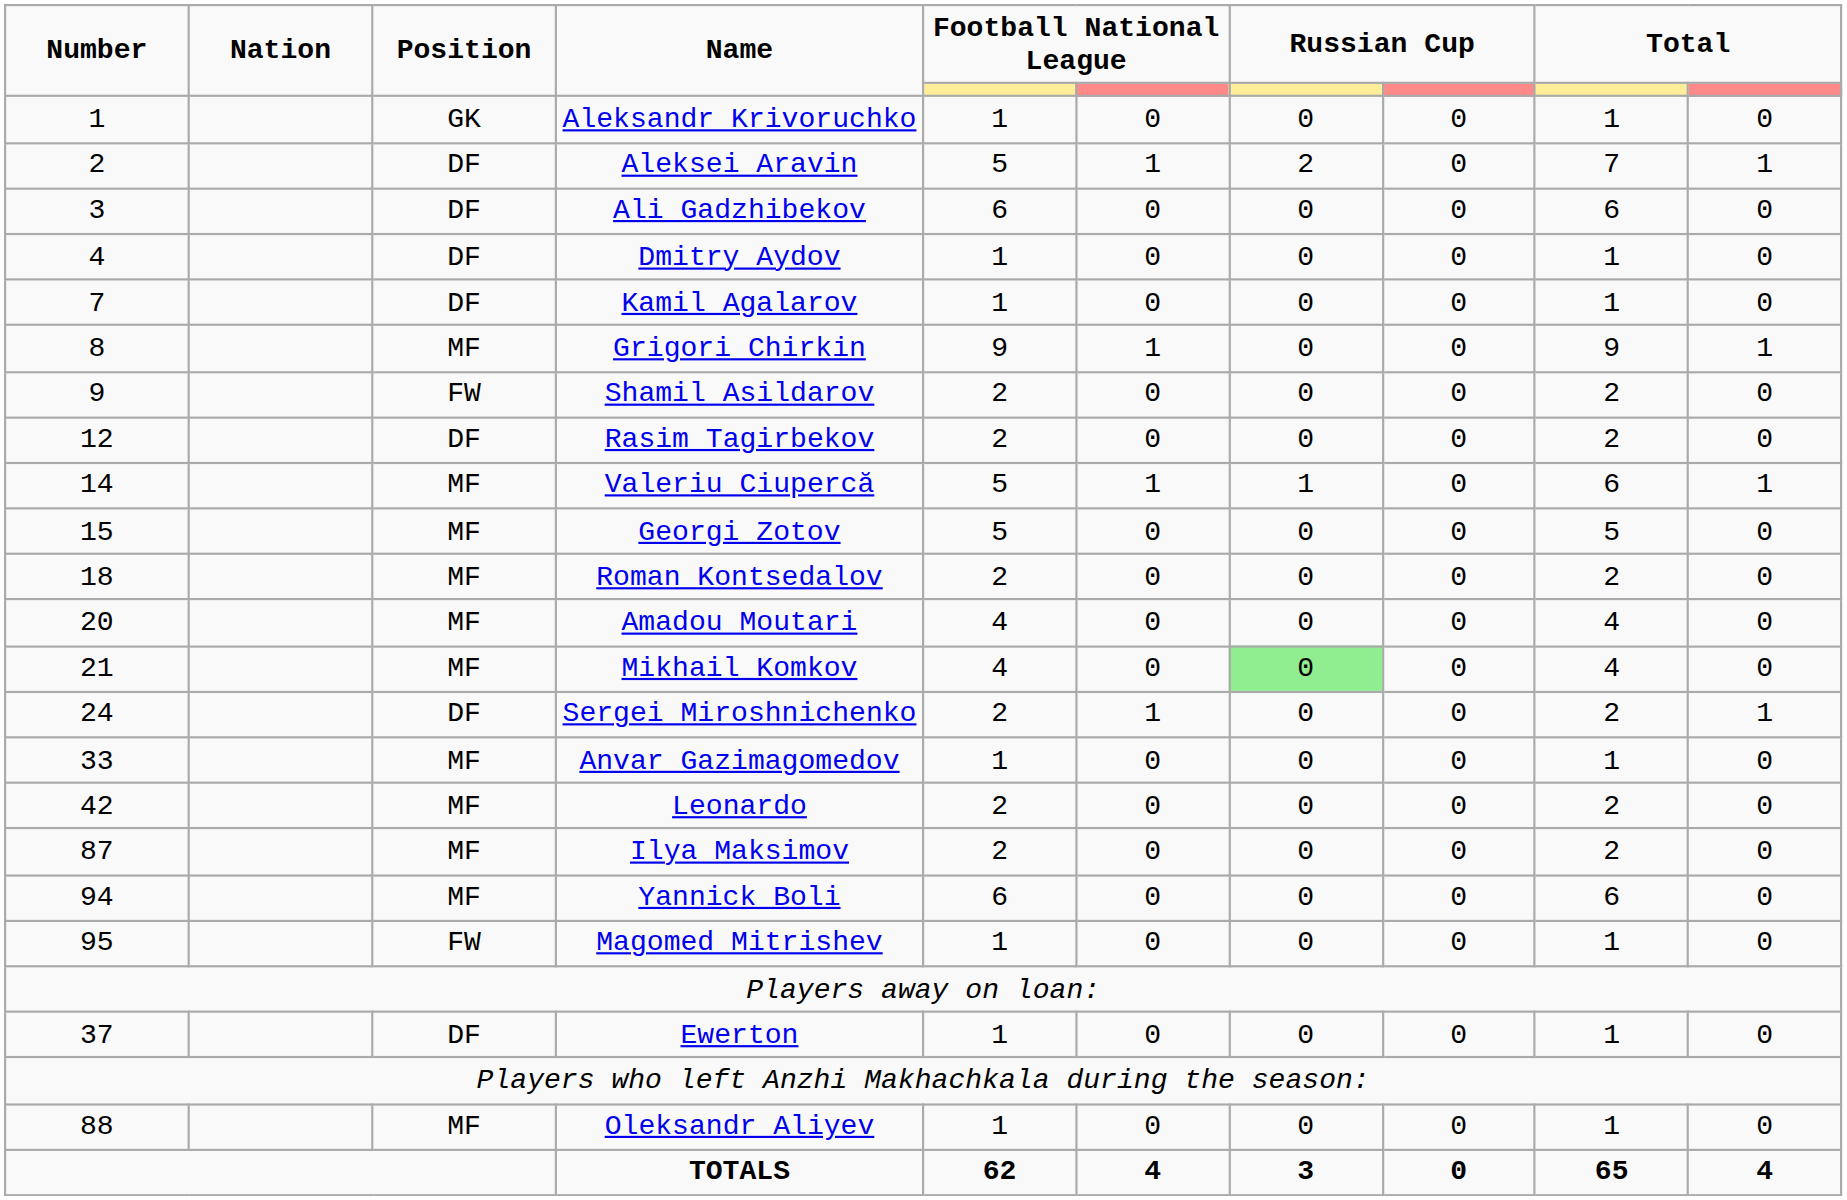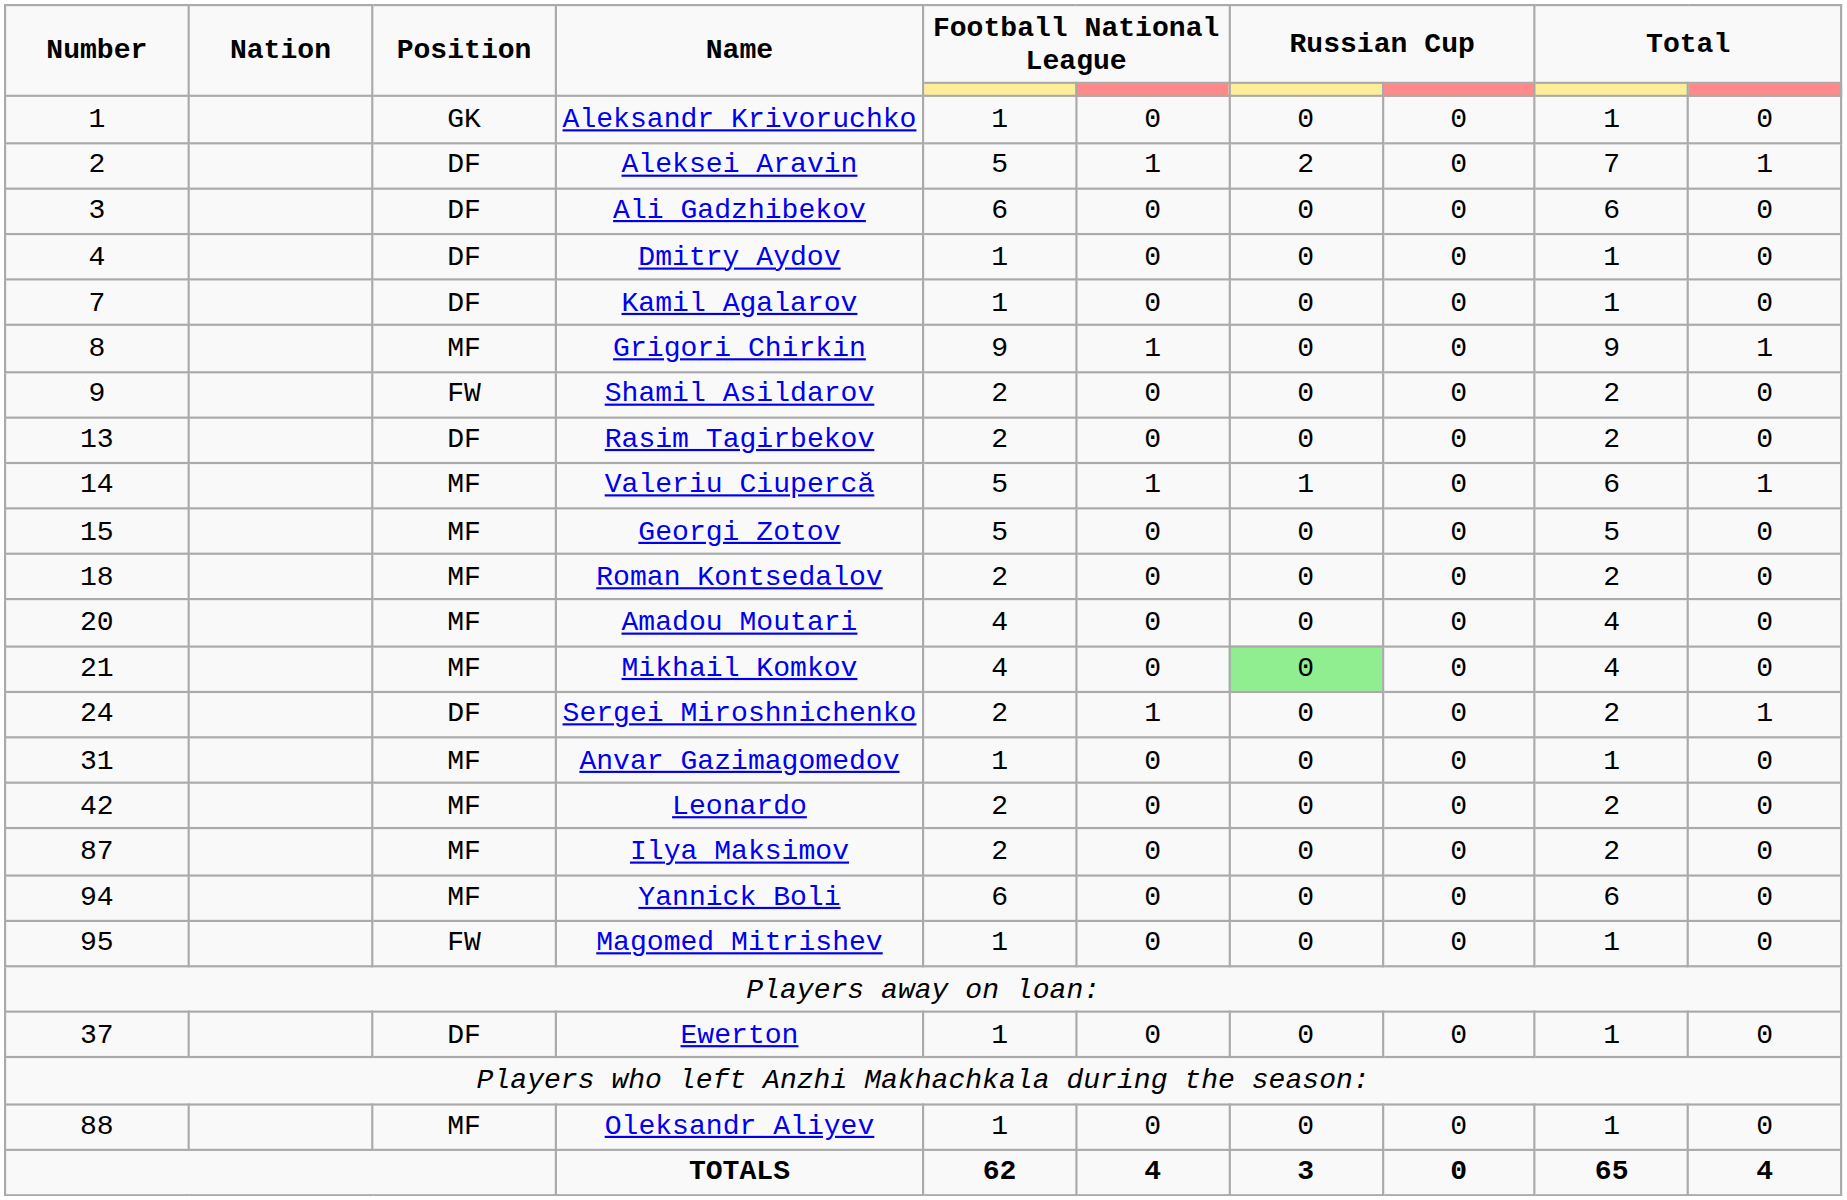(97, 440) 12 -> (97, 440) 13
(97, 760) 33 -> (97, 760) 31
